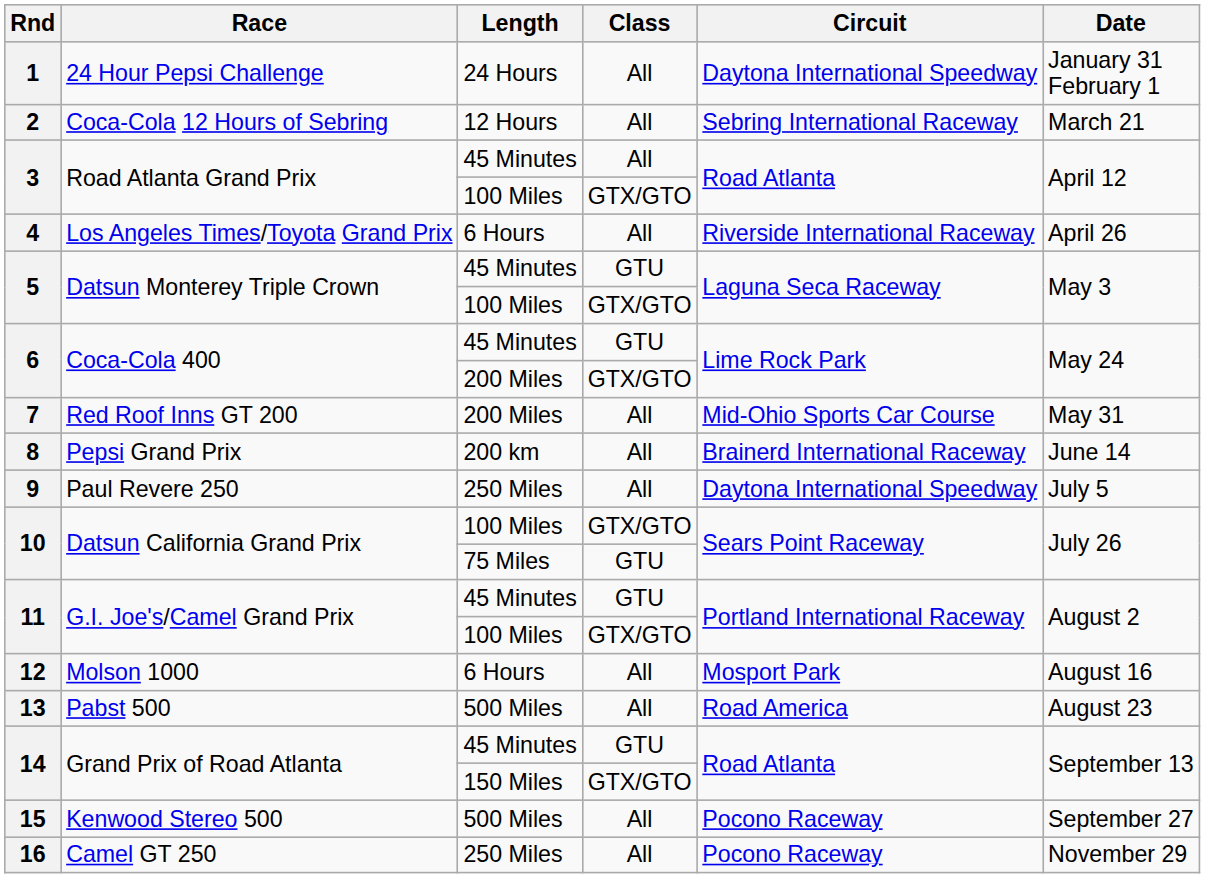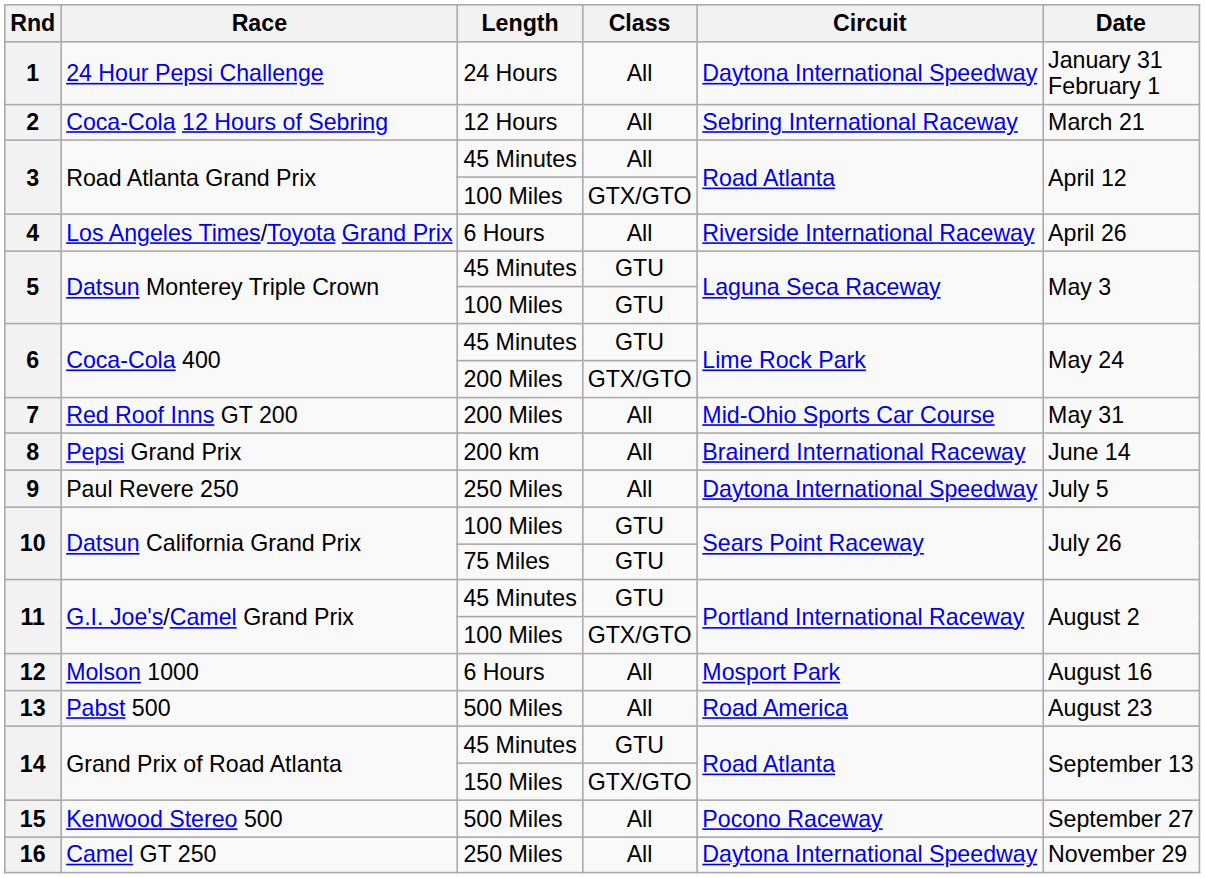(640, 306) GTX/GTO -> (640, 306) GTU
(640, 525) GTX/GTO -> (640, 525) GTU
(792, 855) Pocono Raceway -> (870, 855) Daytona International Speedway
